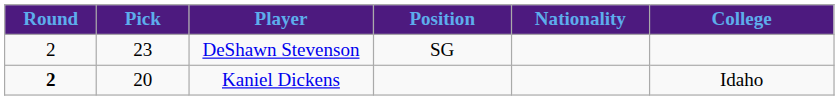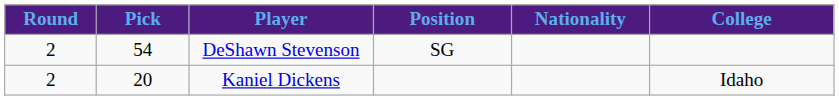(143, 49) 23 -> (143, 49) 54
(51, 79) bold -> (51, 79) normal
